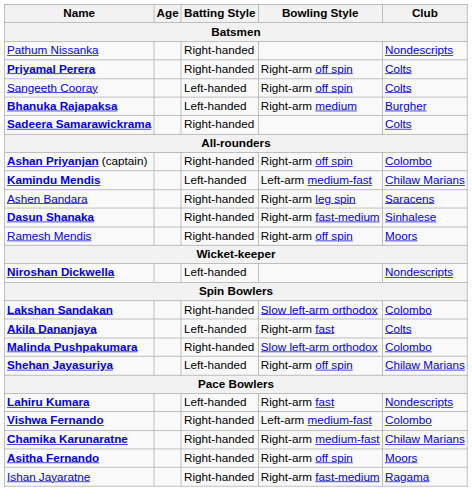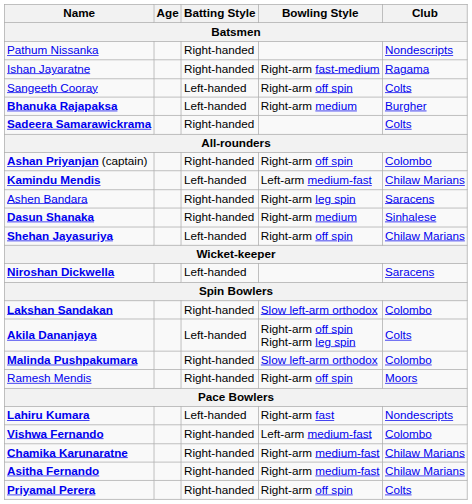rows swapped: (51, 69) <-> (49, 476)
(320, 217) Right-arm fast-medium -> (309, 217) Right-arm medium
rows swapped: (60, 365) <-> (49, 236)
(419, 273) Nondescripts -> (410, 273) Saracens
(297, 328) Right-arm fast -> (308, 335) Right-arm off spin Right-arm leg spin
(307, 458) Right-arm off spin -> (320, 471) Right-arm medium-fast
(401, 458) Moors -> (425, 471) Chilaw Marians
